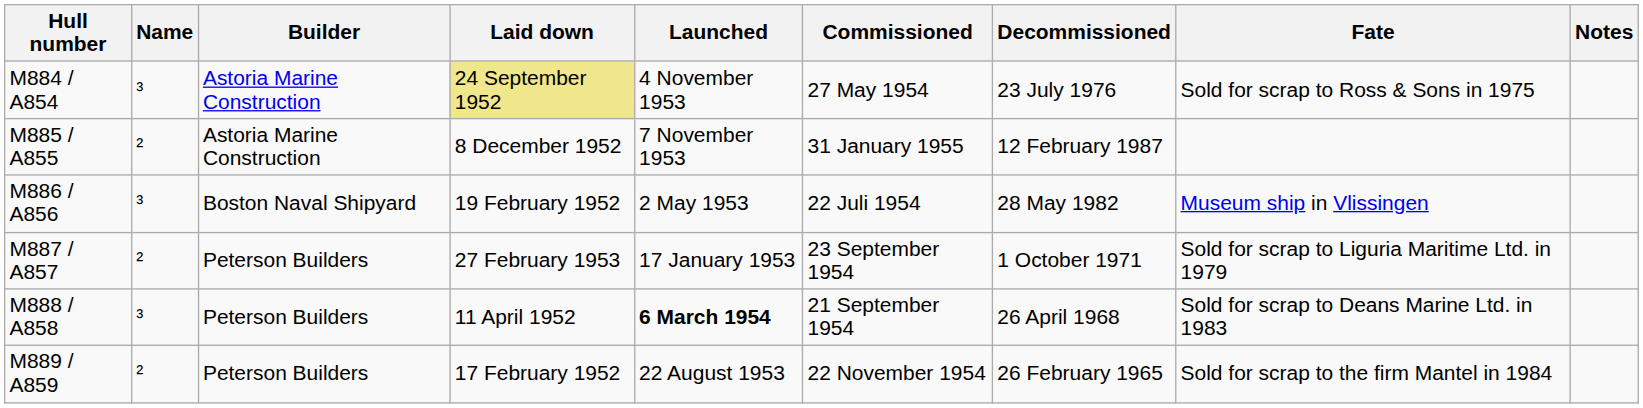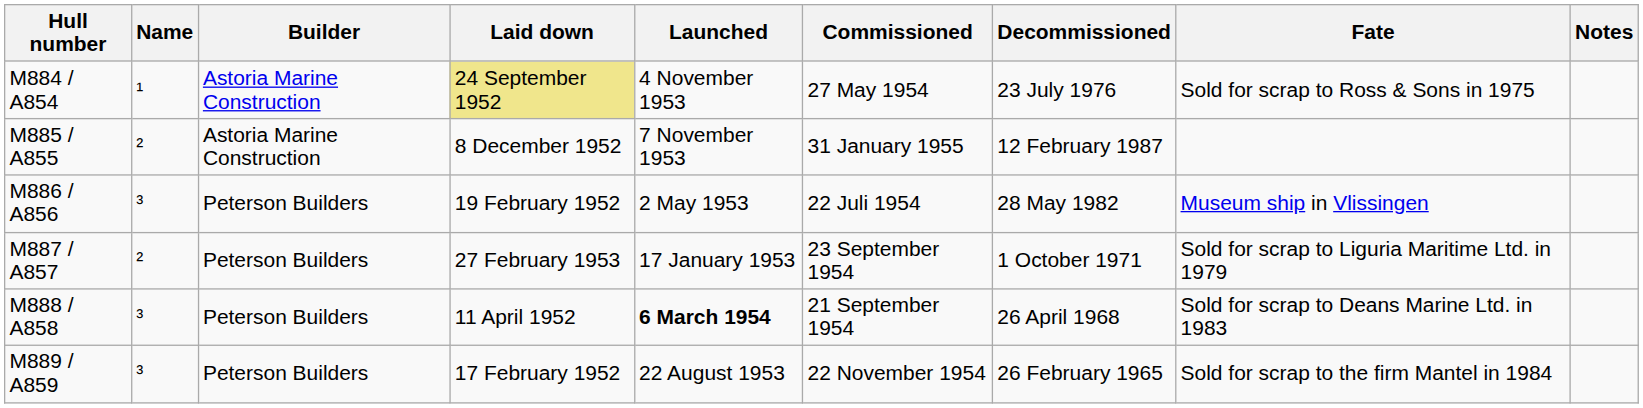(140, 89) ³ -> (140, 89) ¹
(310, 203) Boston Naval Shipyard -> (286, 203) Peterson Builders
(140, 373) ² -> (140, 373) ³
